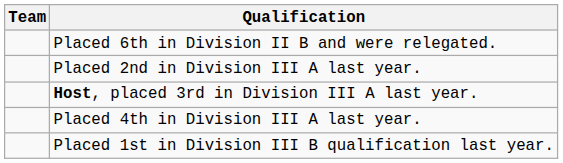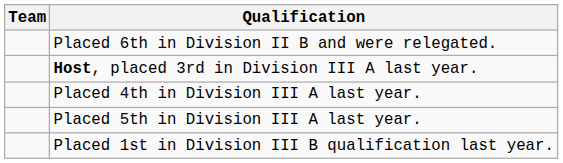- row: (238, 69)
+ row: (238, 120)
